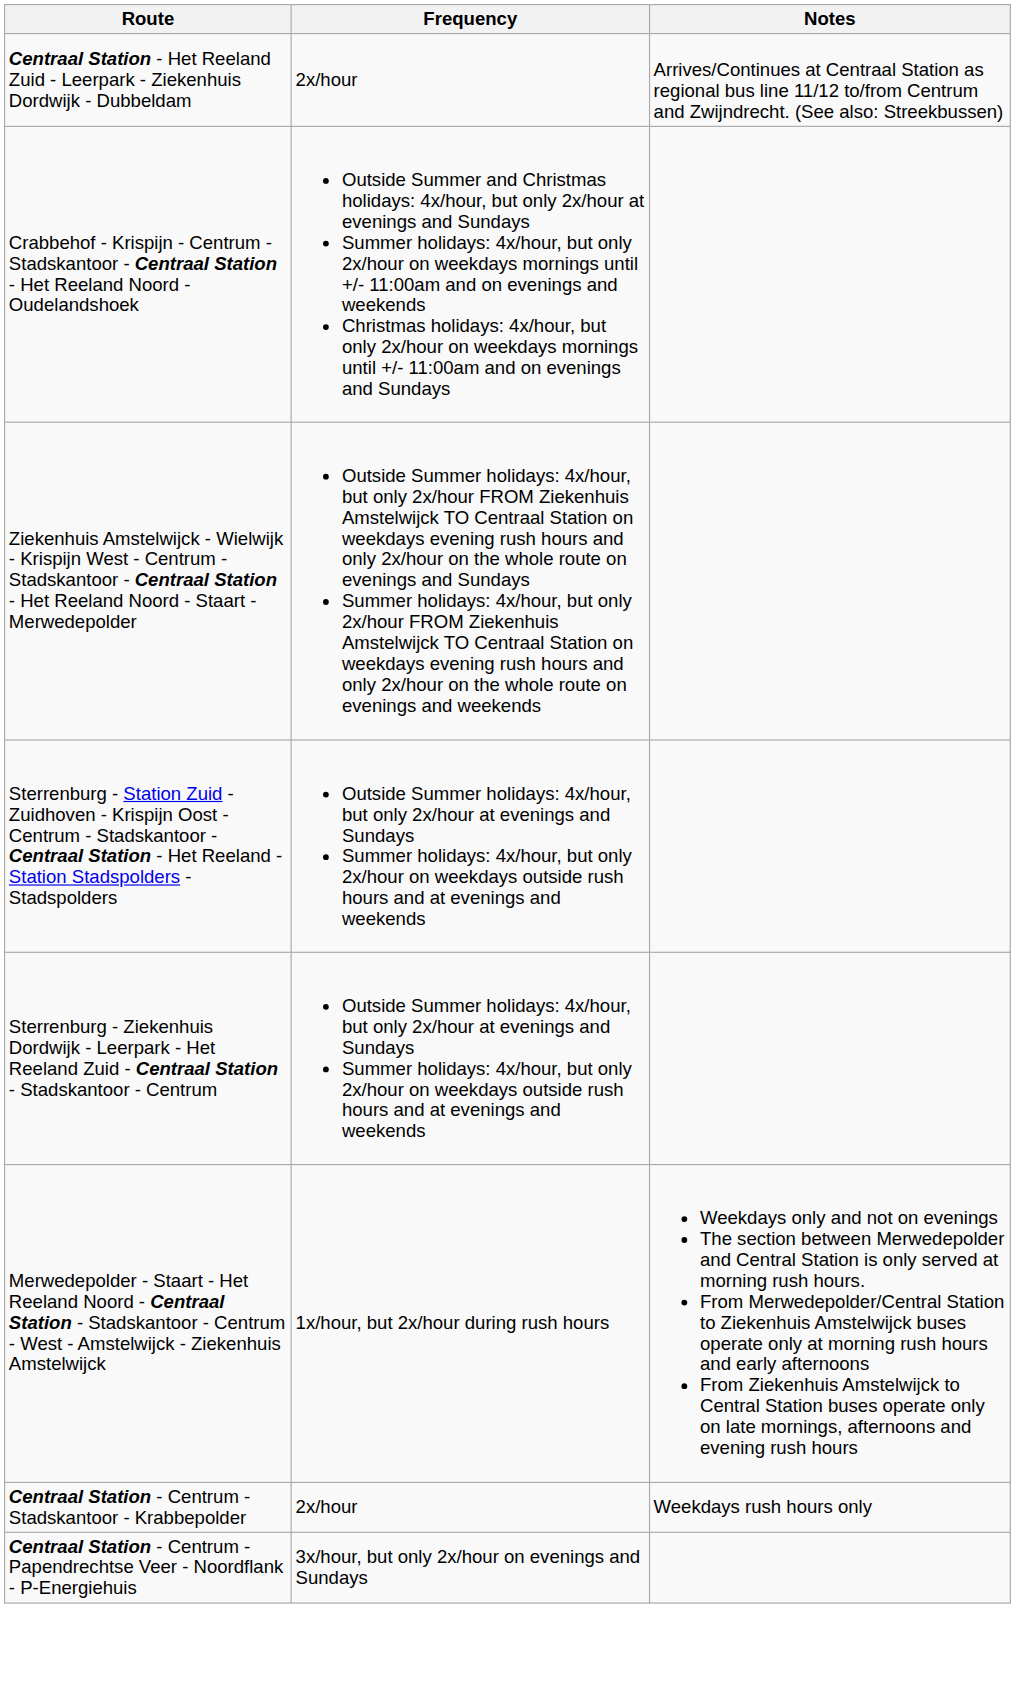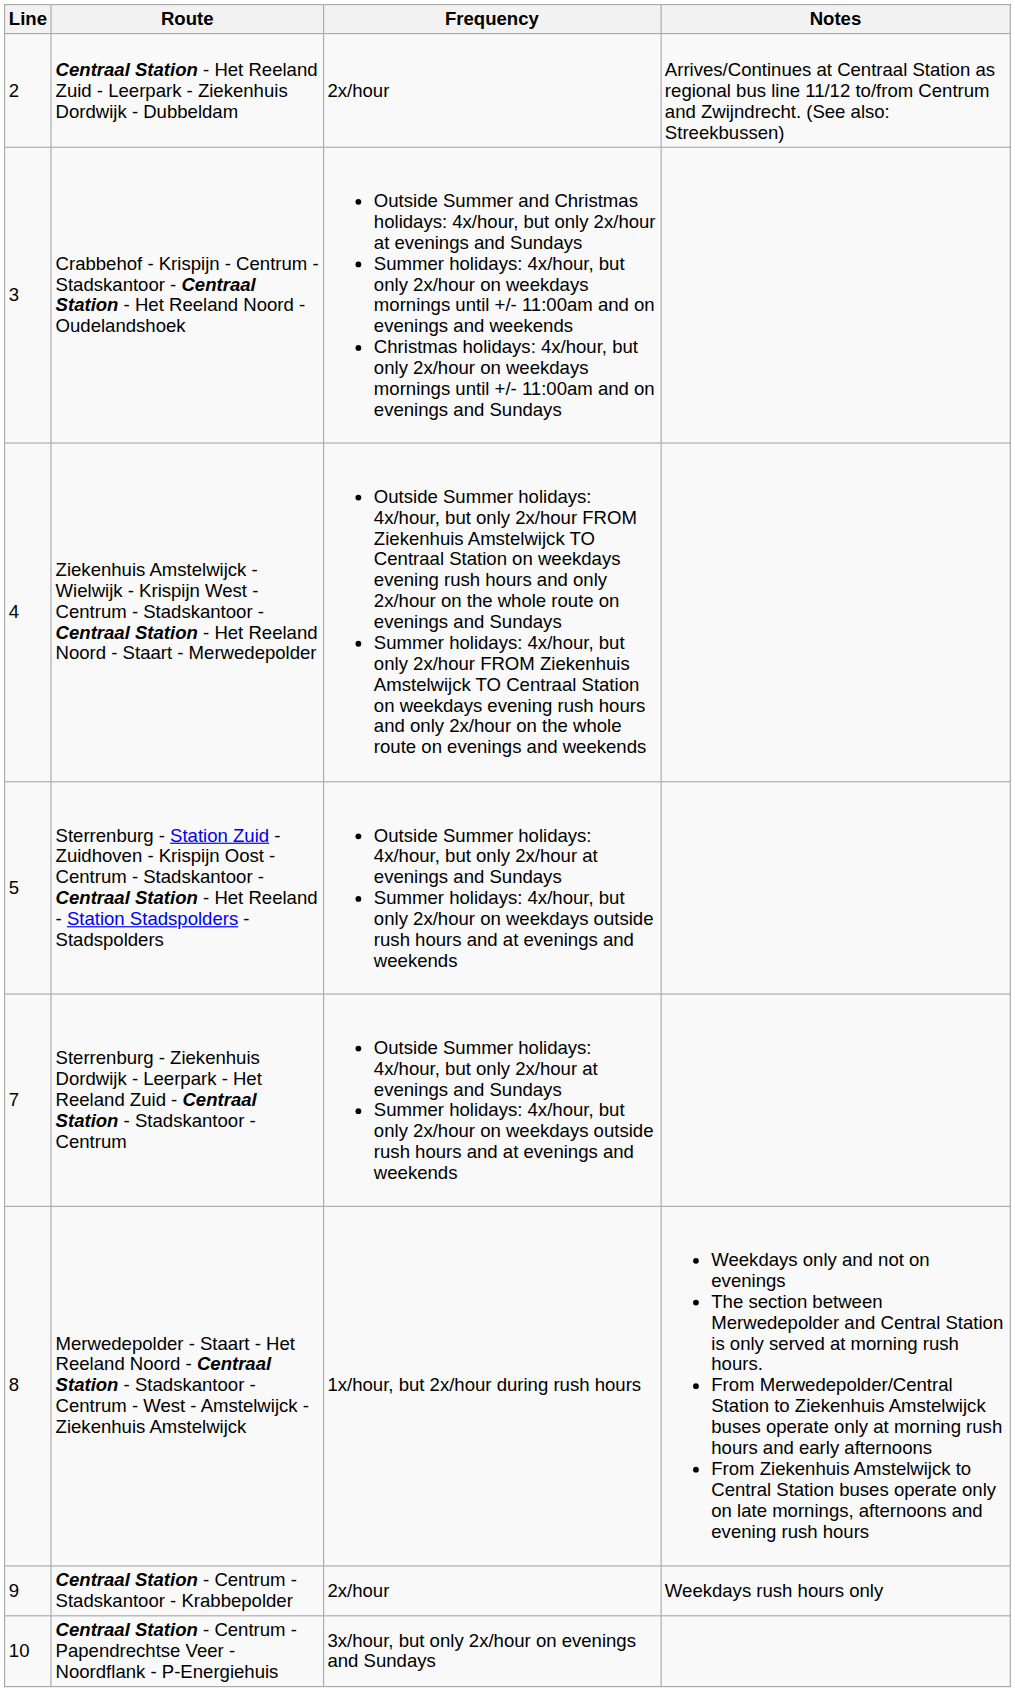+ column: (28, 19)
